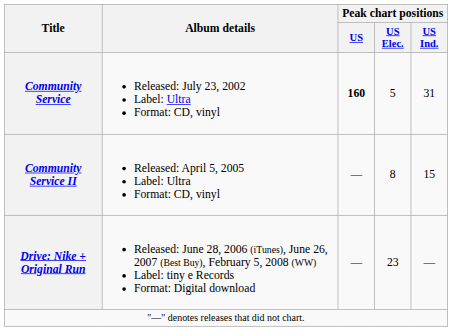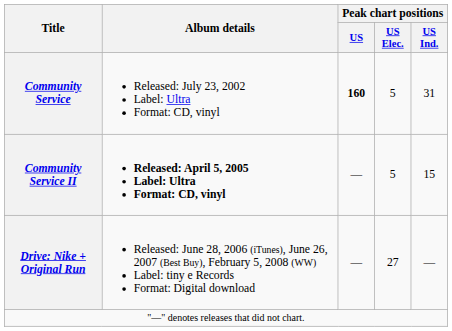(220, 181) normal -> (220, 181) bold
(393, 174) 8 -> (393, 174) 5
(393, 262) 23 -> (393, 262) 27
